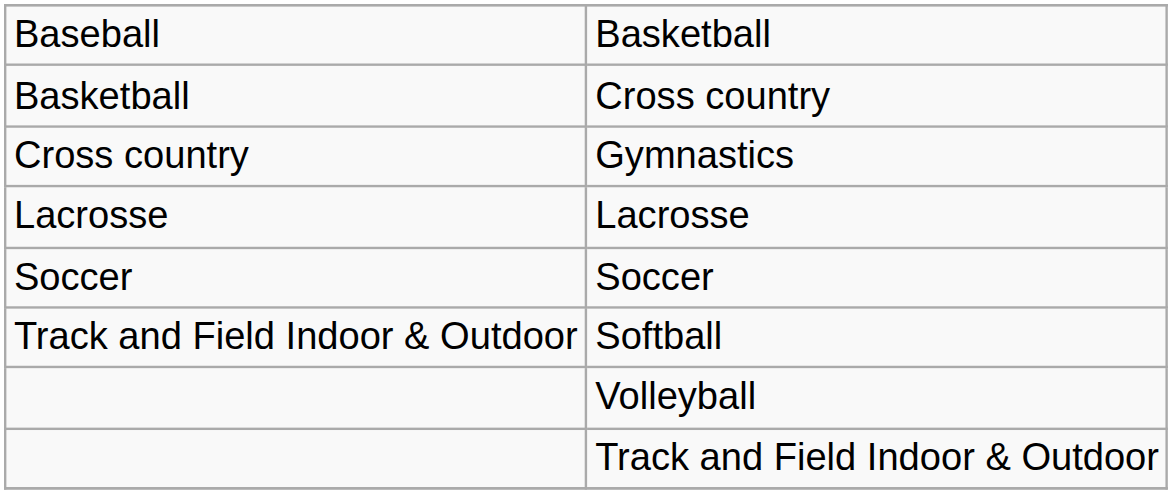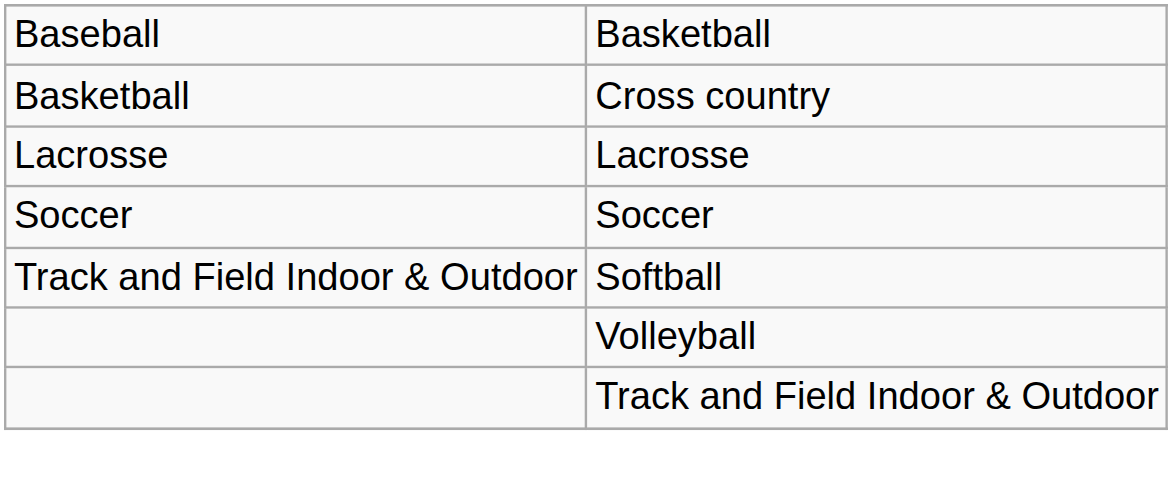- row: (695, 155)
